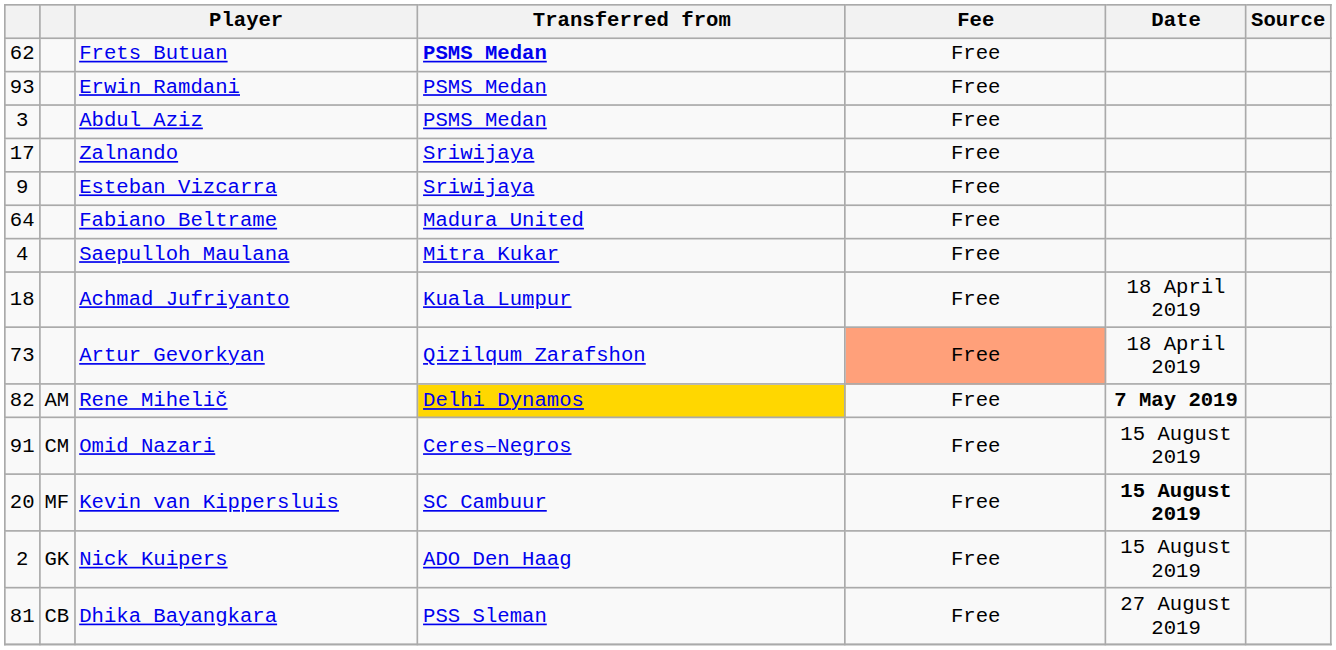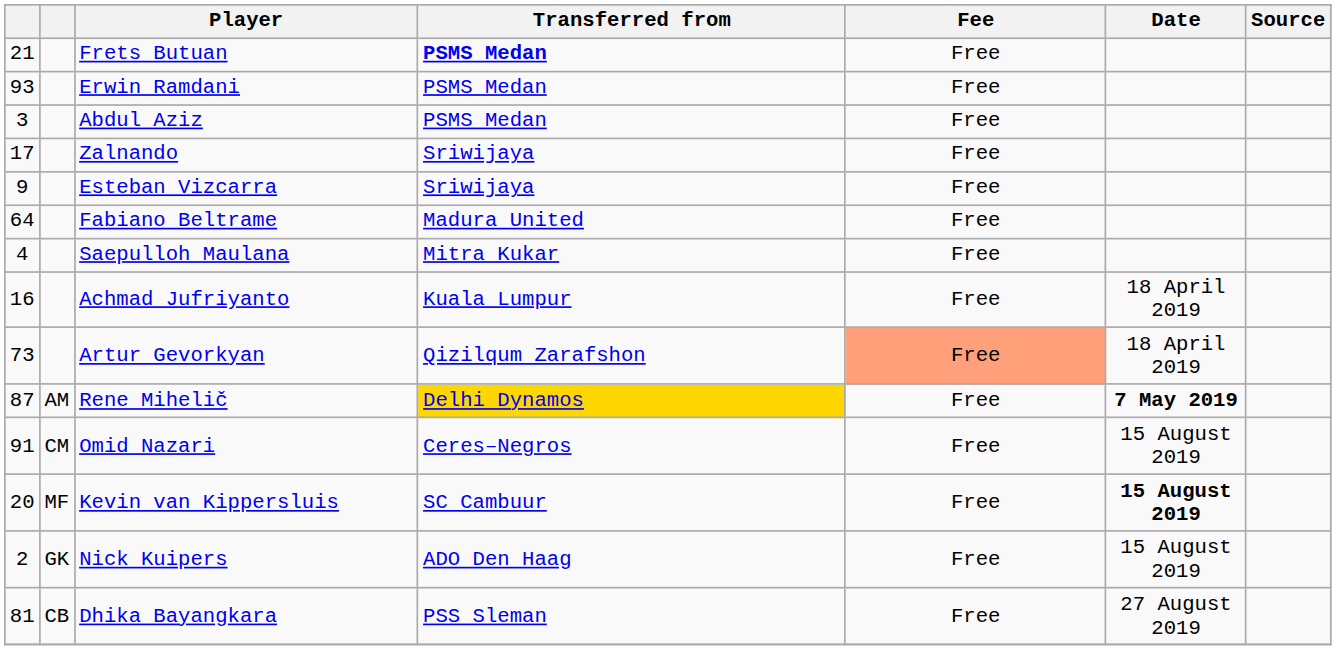(22, 55) 62 -> (22, 55) 21
(22, 300) 18 -> (22, 300) 16
(22, 402) 82 -> (22, 402) 87
